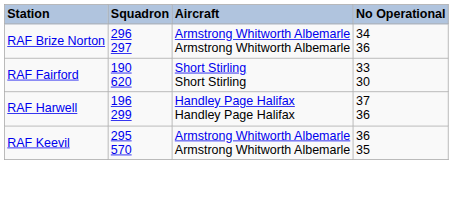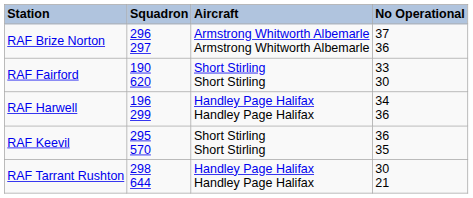(363, 41) 34 36 -> (382, 41) 37 36
(363, 108) 37 36 -> (382, 108) 34 36
(263, 142) Armstrong Whitworth Albemarle Armstrong Whitworth Albemarle -> (230, 142) Short Stirling Short Stirling
+ row: (66, 176)
